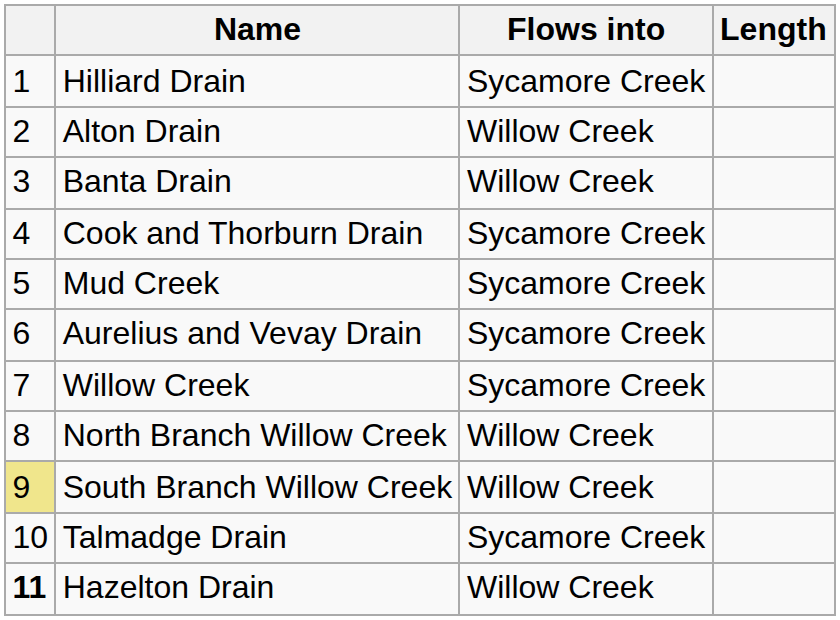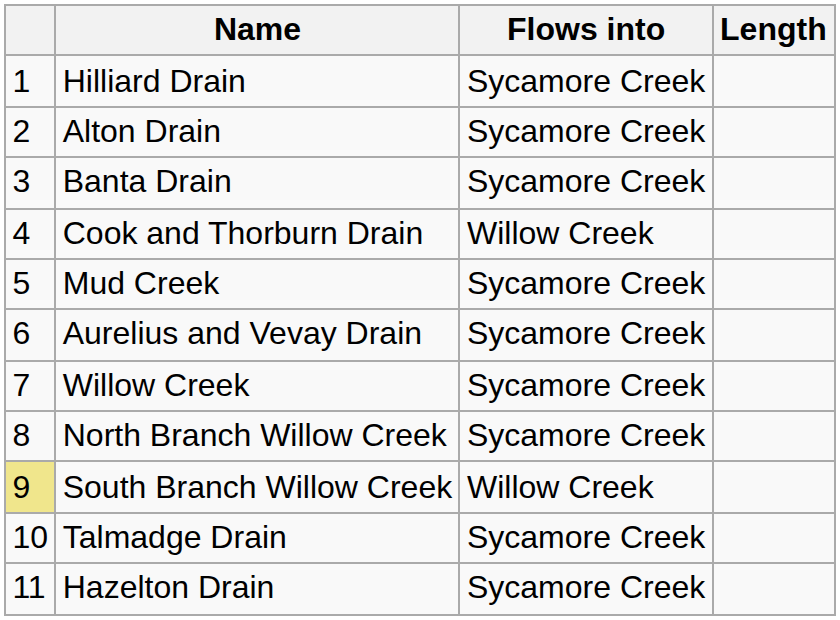(560, 131) Willow Creek -> (586, 131) Sycamore Creek
(560, 182) Willow Creek -> (586, 182) Sycamore Creek
(586, 232) Sycamore Creek -> (560, 232) Willow Creek
(560, 435) Willow Creek -> (586, 435) Sycamore Creek
(29, 588) bold -> (29, 588) normal
(560, 588) Willow Creek -> (586, 588) Sycamore Creek
